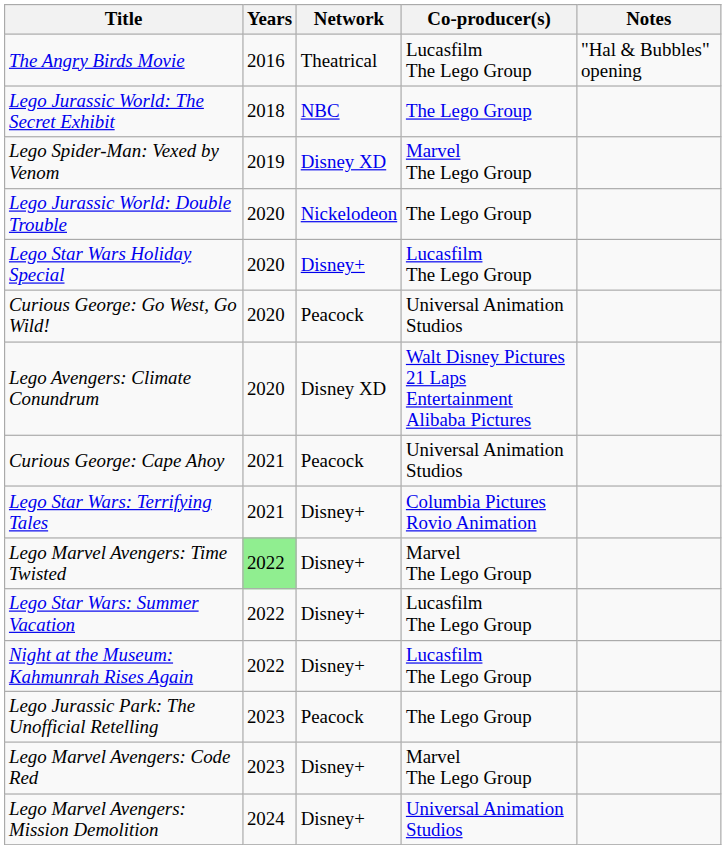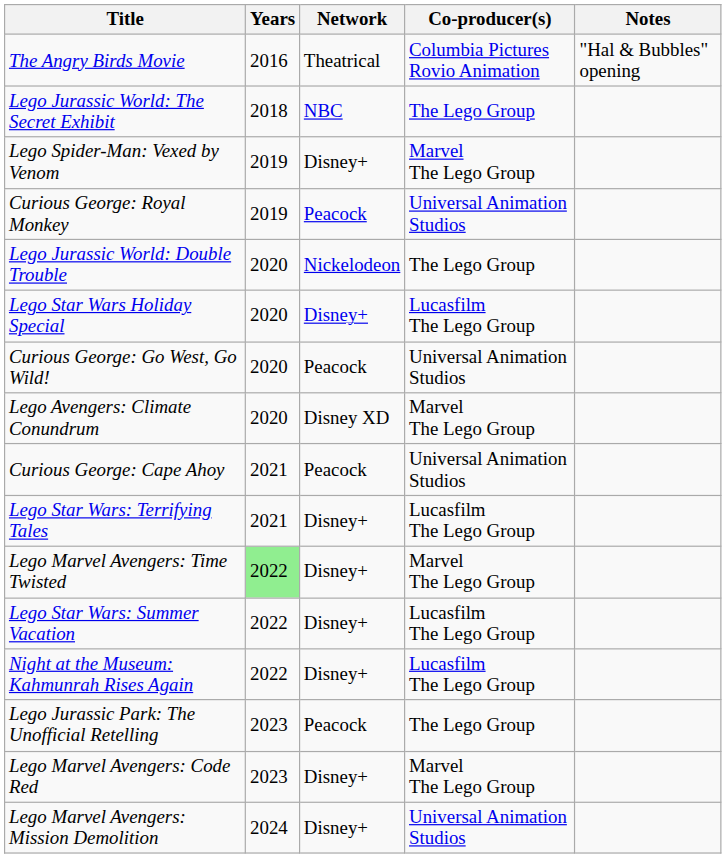(469, 60) Lucasfilm The Lego Group -> (479, 60) Columbia Pictures Rovio Animation
(343, 162) Disney XD -> (336, 162) Disney+
+ row: (97, 213)
(485, 388) Walt Disney Pictures 21 Laps Entertainment Alibaba Pictures -> (472, 418) Marvel The Lego Group
(476, 511) Columbia Pictures Rovio Animation -> (472, 520) Lucasfilm The Lego Group
